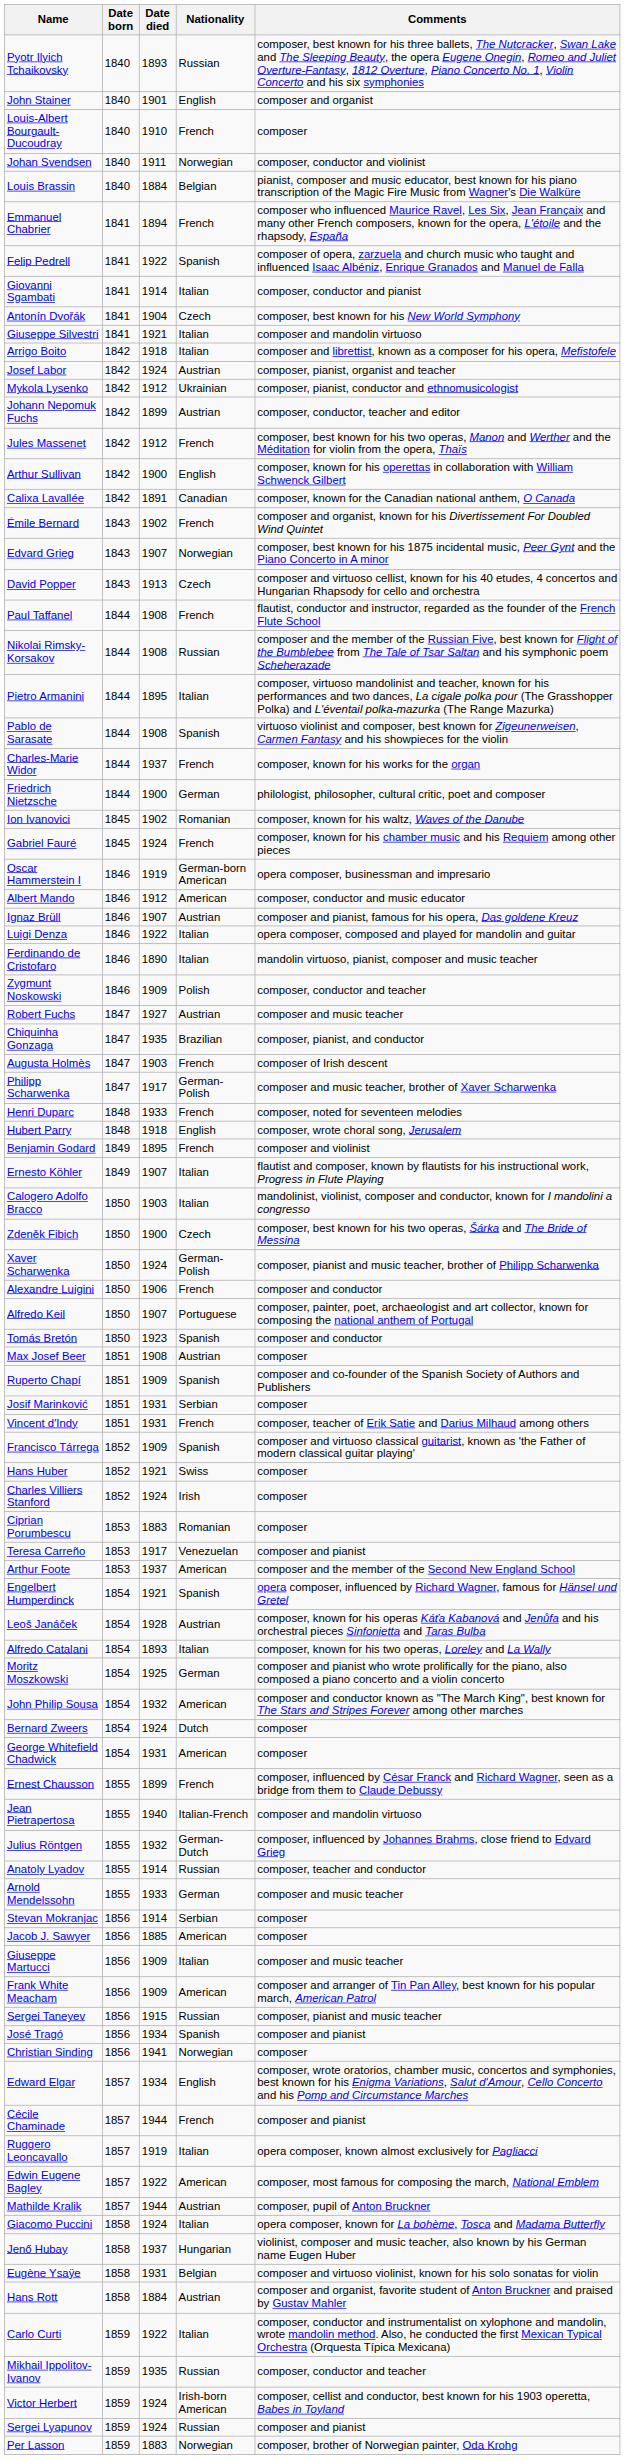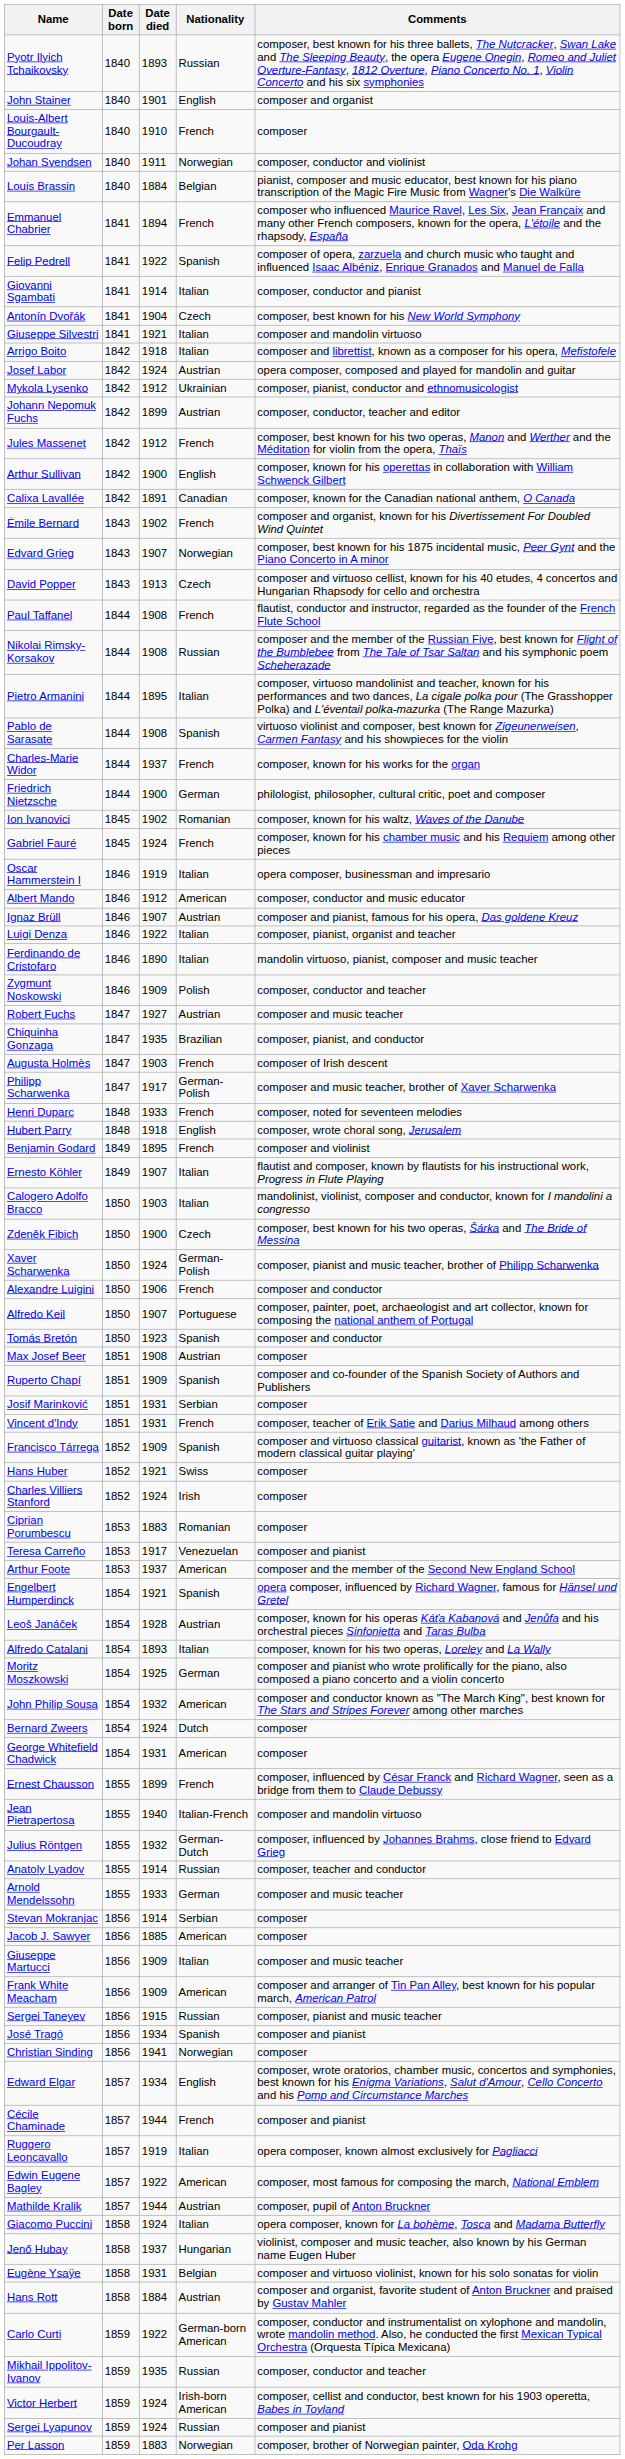(356, 370) composer, pianist, organist and teacher -> (416, 370) opera composer, composed and played for mandolin and guitar
(212, 874) German-born American -> (194, 874) Italian
(416, 935) opera composer, composed and played for mandolin and guitar -> (356, 935) composer, pianist, organist and teacher
(194, 2334) Italian -> (212, 2334) German-born American
